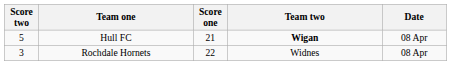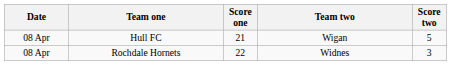columns swapped: (414, 17) <-> (22, 17)
(305, 38) bold -> (335, 38) normal
